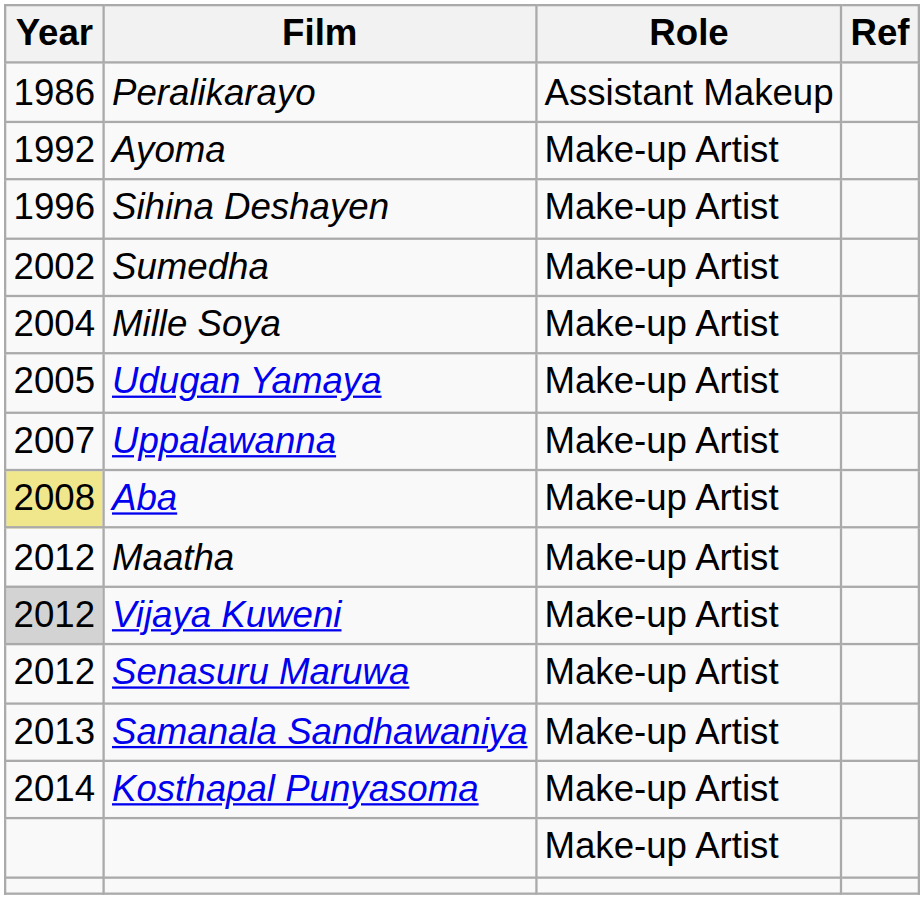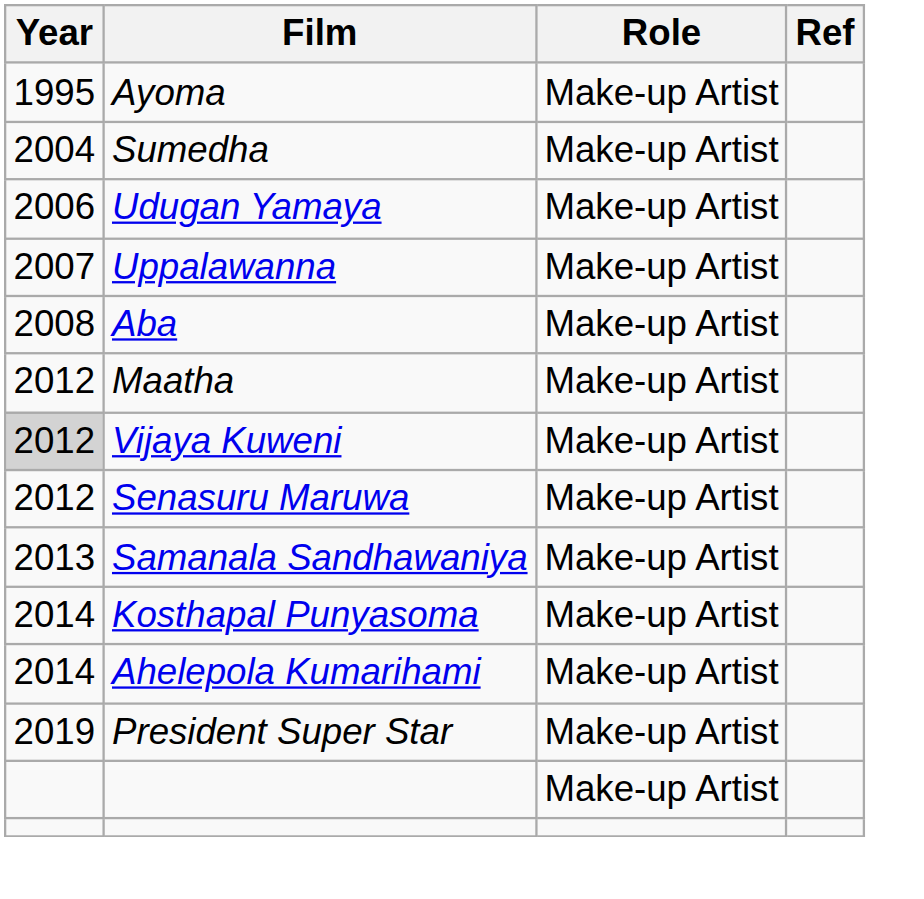- row: (214, 91)
(54, 149) 1992 -> (54, 91) 1995
- row: (250, 207)
(54, 265) 2002 -> (54, 149) 2004
- row: (197, 324)
(54, 382) 2005 -> (54, 207) 2006
(54, 498) khaki background -> (54, 324) no background
+ row: (296, 672)
+ row: (282, 730)
